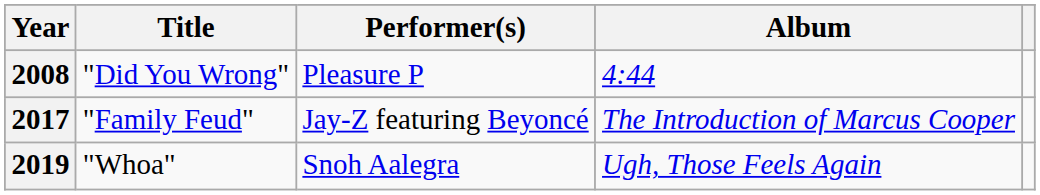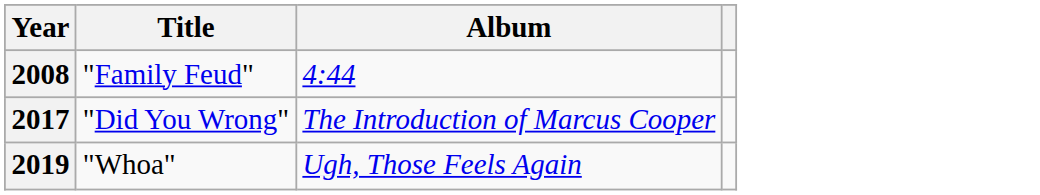- column: (446, 27)
(186, 73) "Did You Wrong" -> (168, 73) "Family Feud"
(168, 119) "Family Feud" -> (186, 119) "Did You Wrong"
